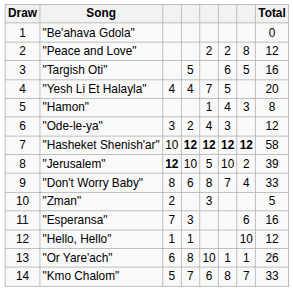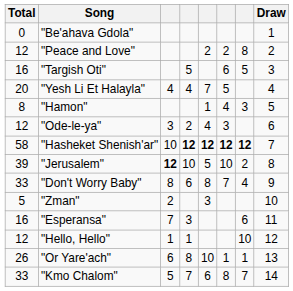columns swapped: (23, 13) <-> (272, 13)
